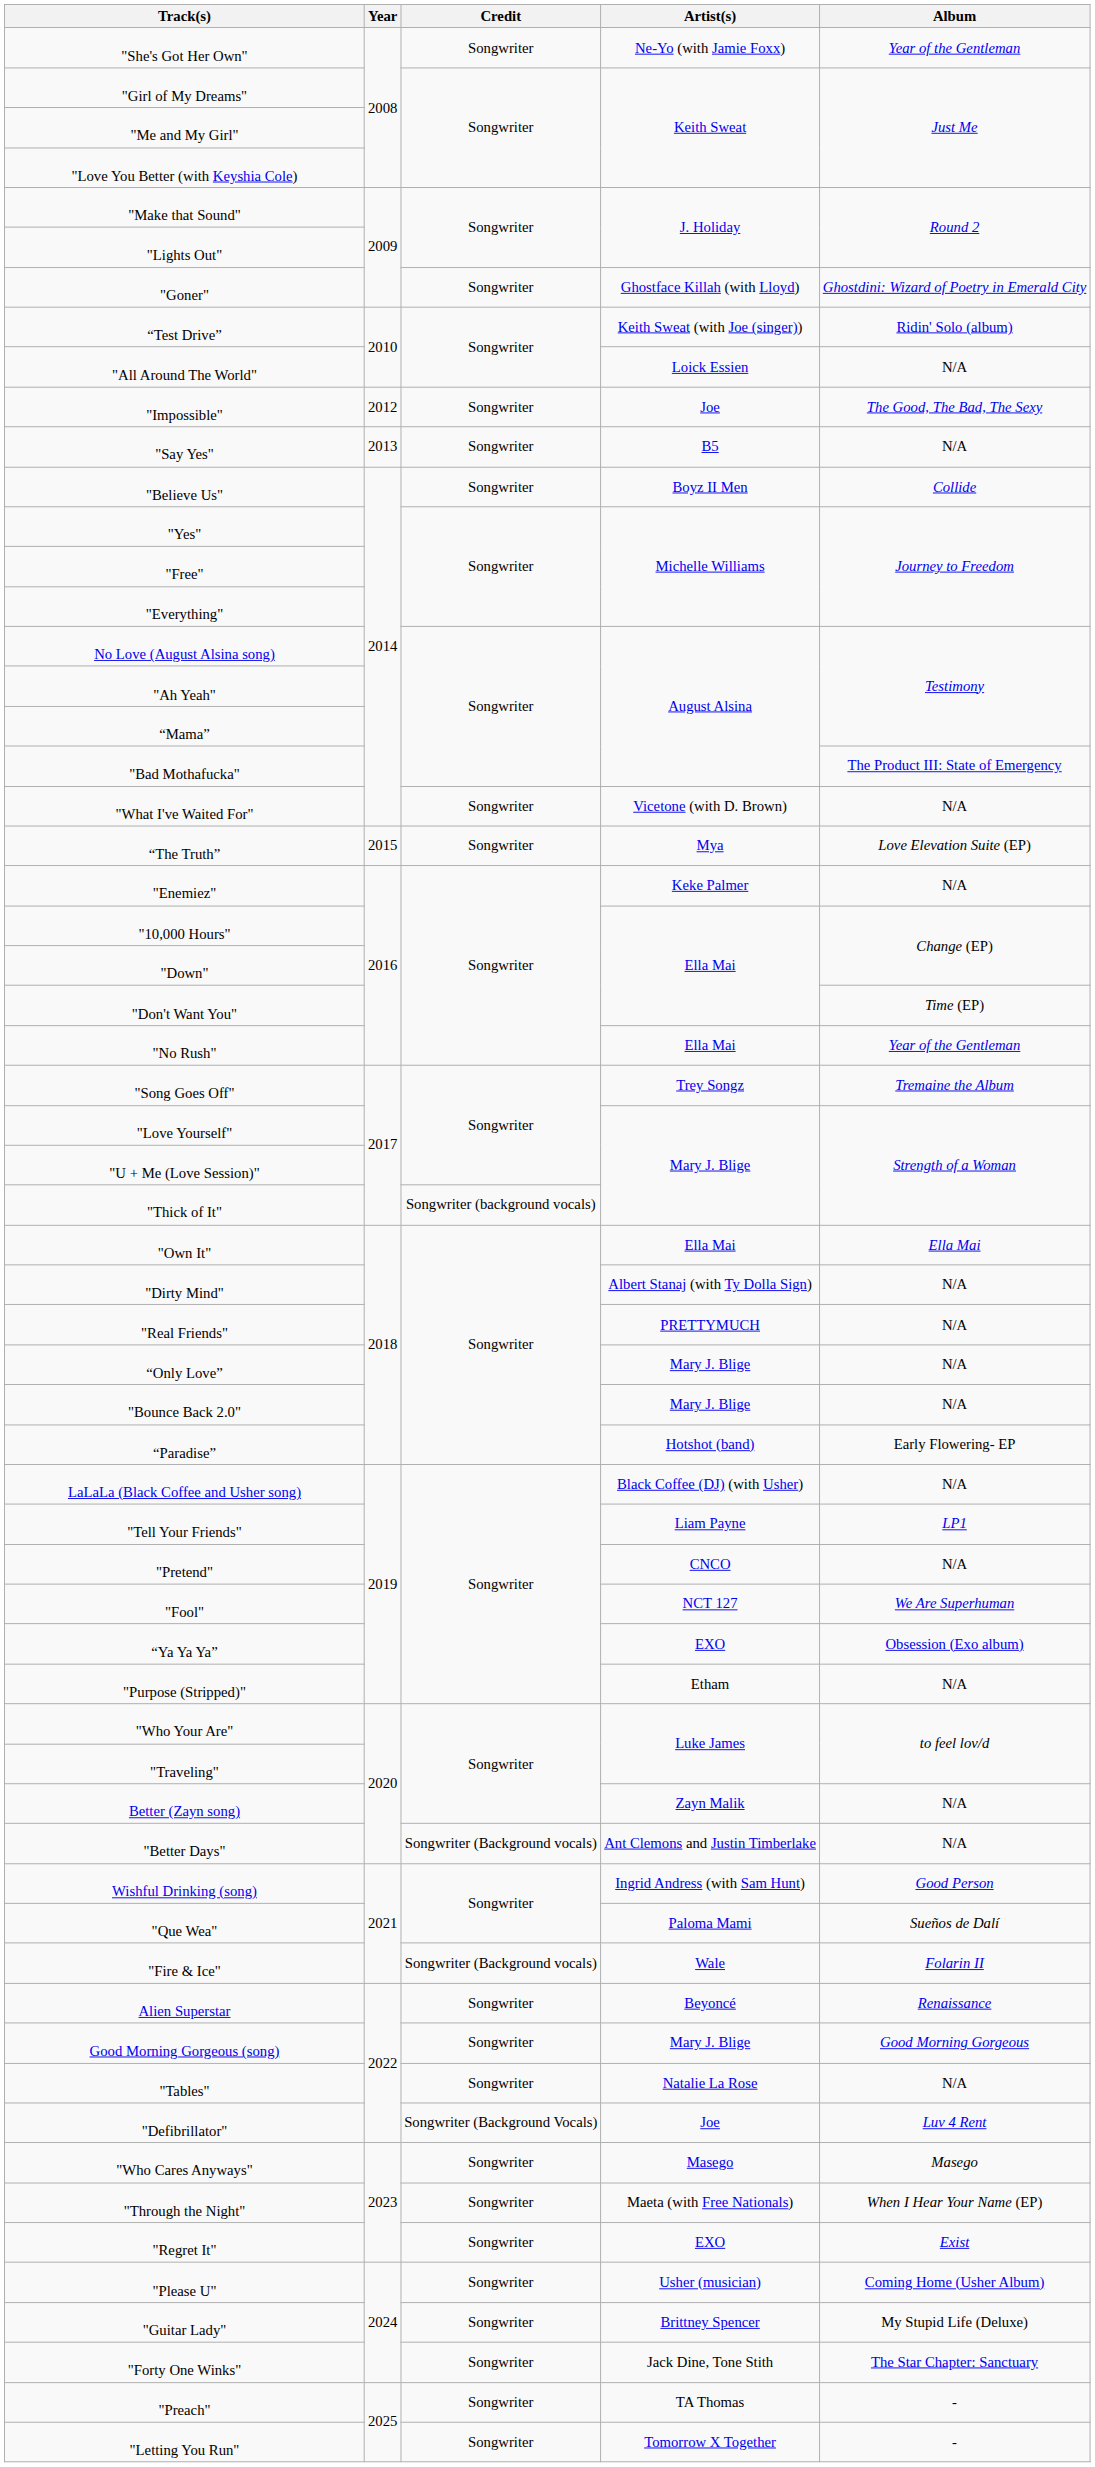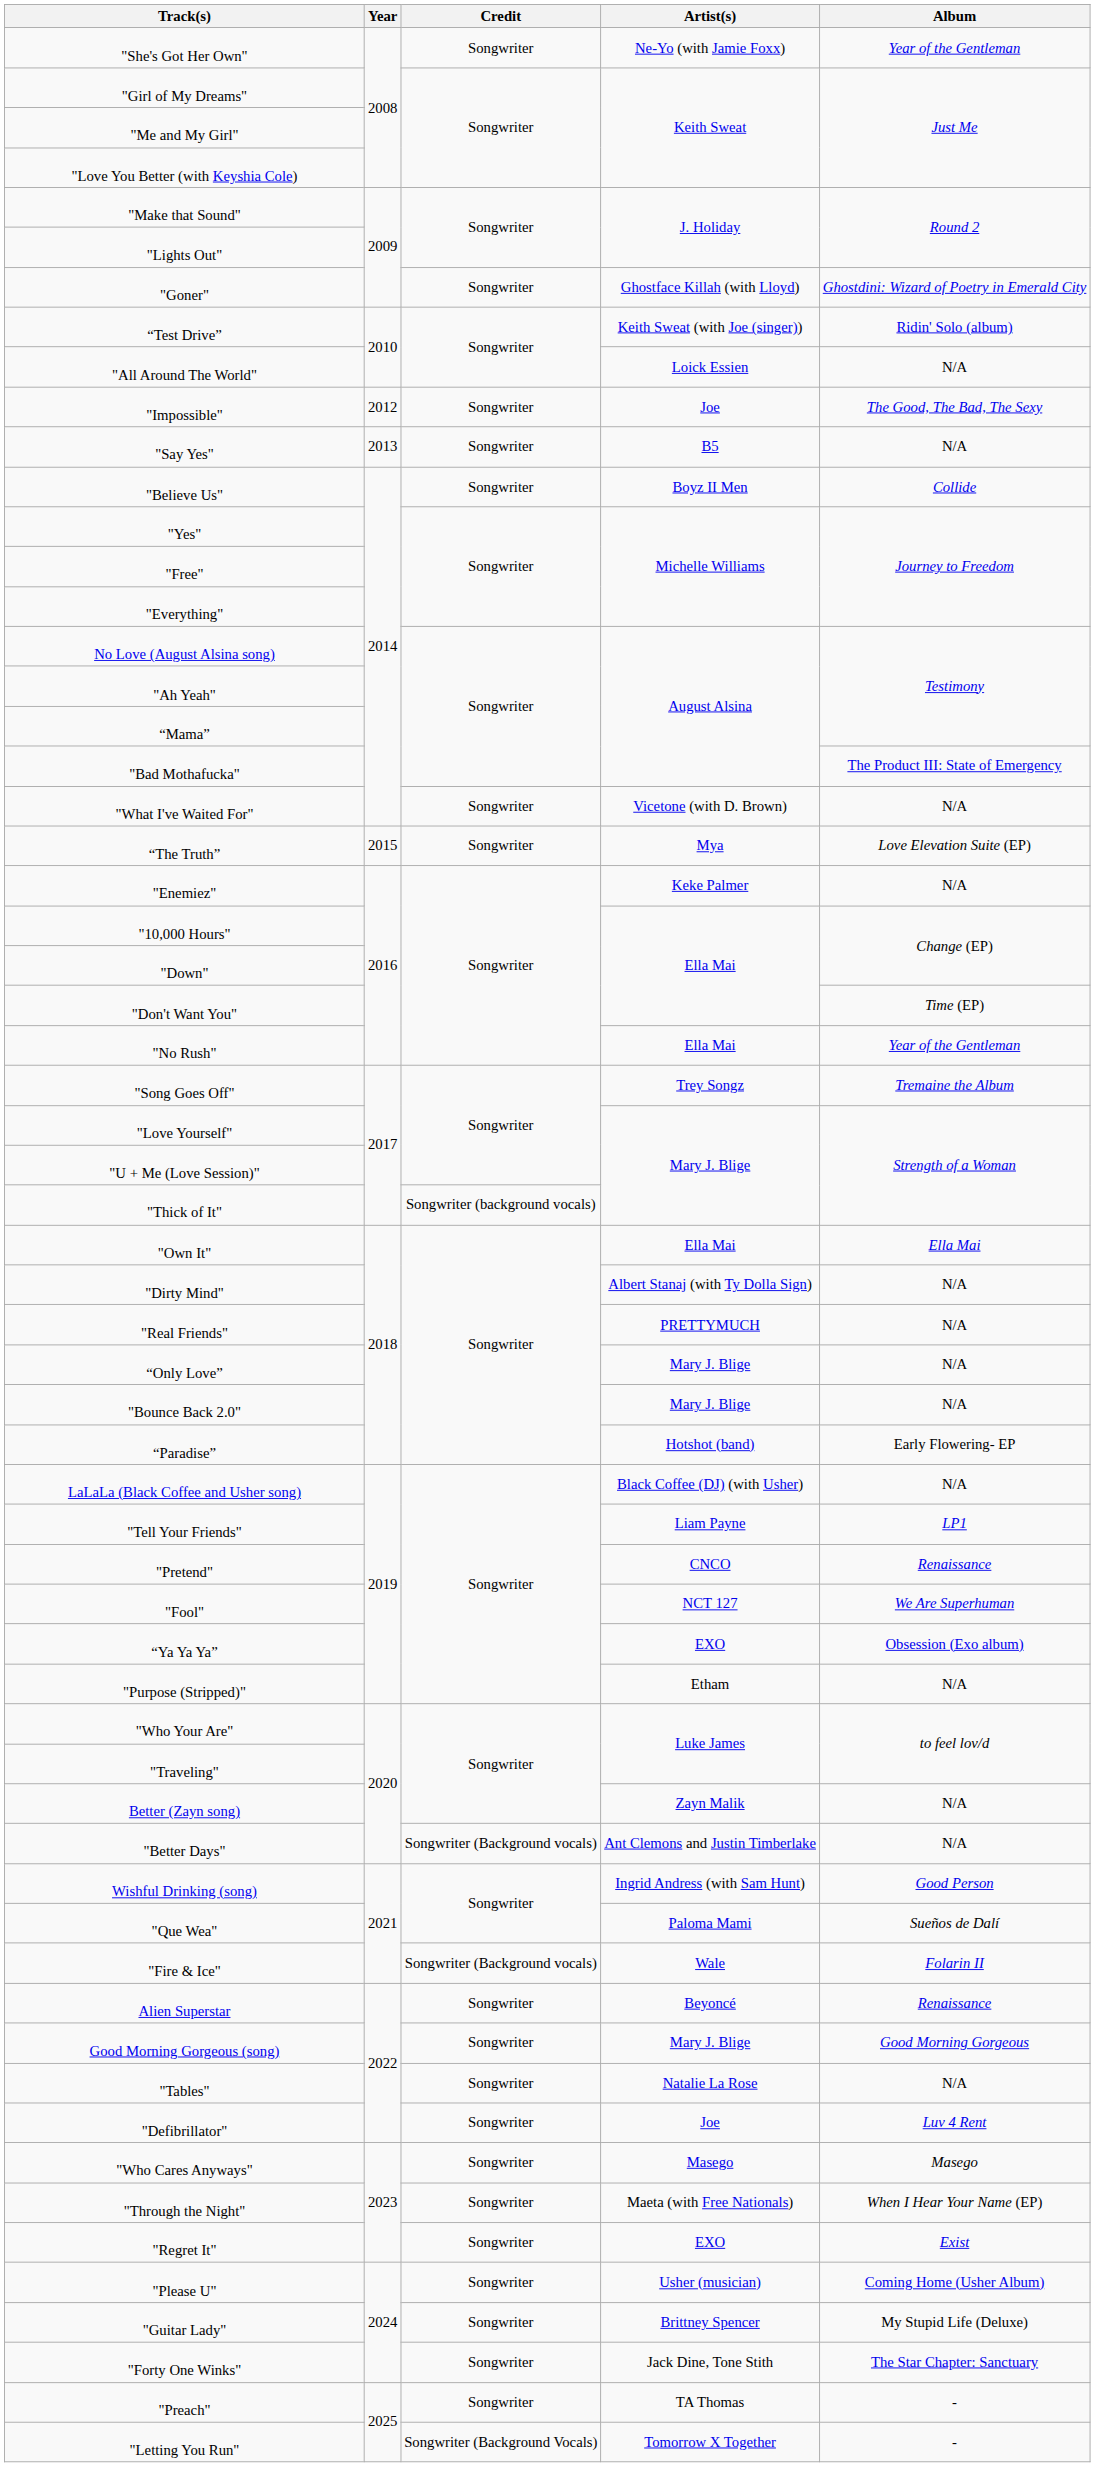(955, 1564) N/A -> (955, 1564) Renaissance
(501, 2122) Songwriter (Background Vocals) -> (501, 2122) Songwriter
(501, 2442) Songwriter -> (501, 2442) Songwriter (Background Vocals)
